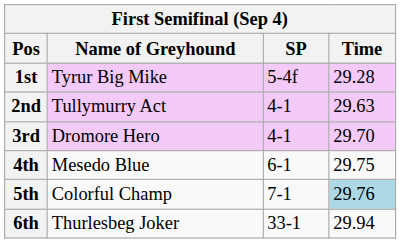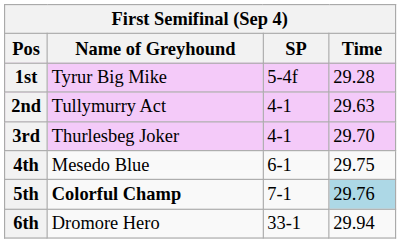(106, 135) Dromore Hero -> (115, 135) Thurlesbeg Joker
(112, 194) normal -> (116, 194) bold
(115, 223) Thurlesbeg Joker -> (106, 223) Dromore Hero
